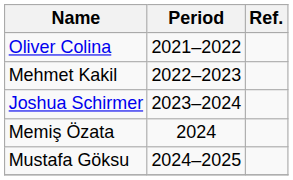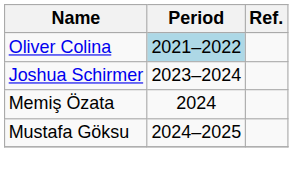(196, 47) no background -> (196, 47) lightblue background
- row: (63, 75)
